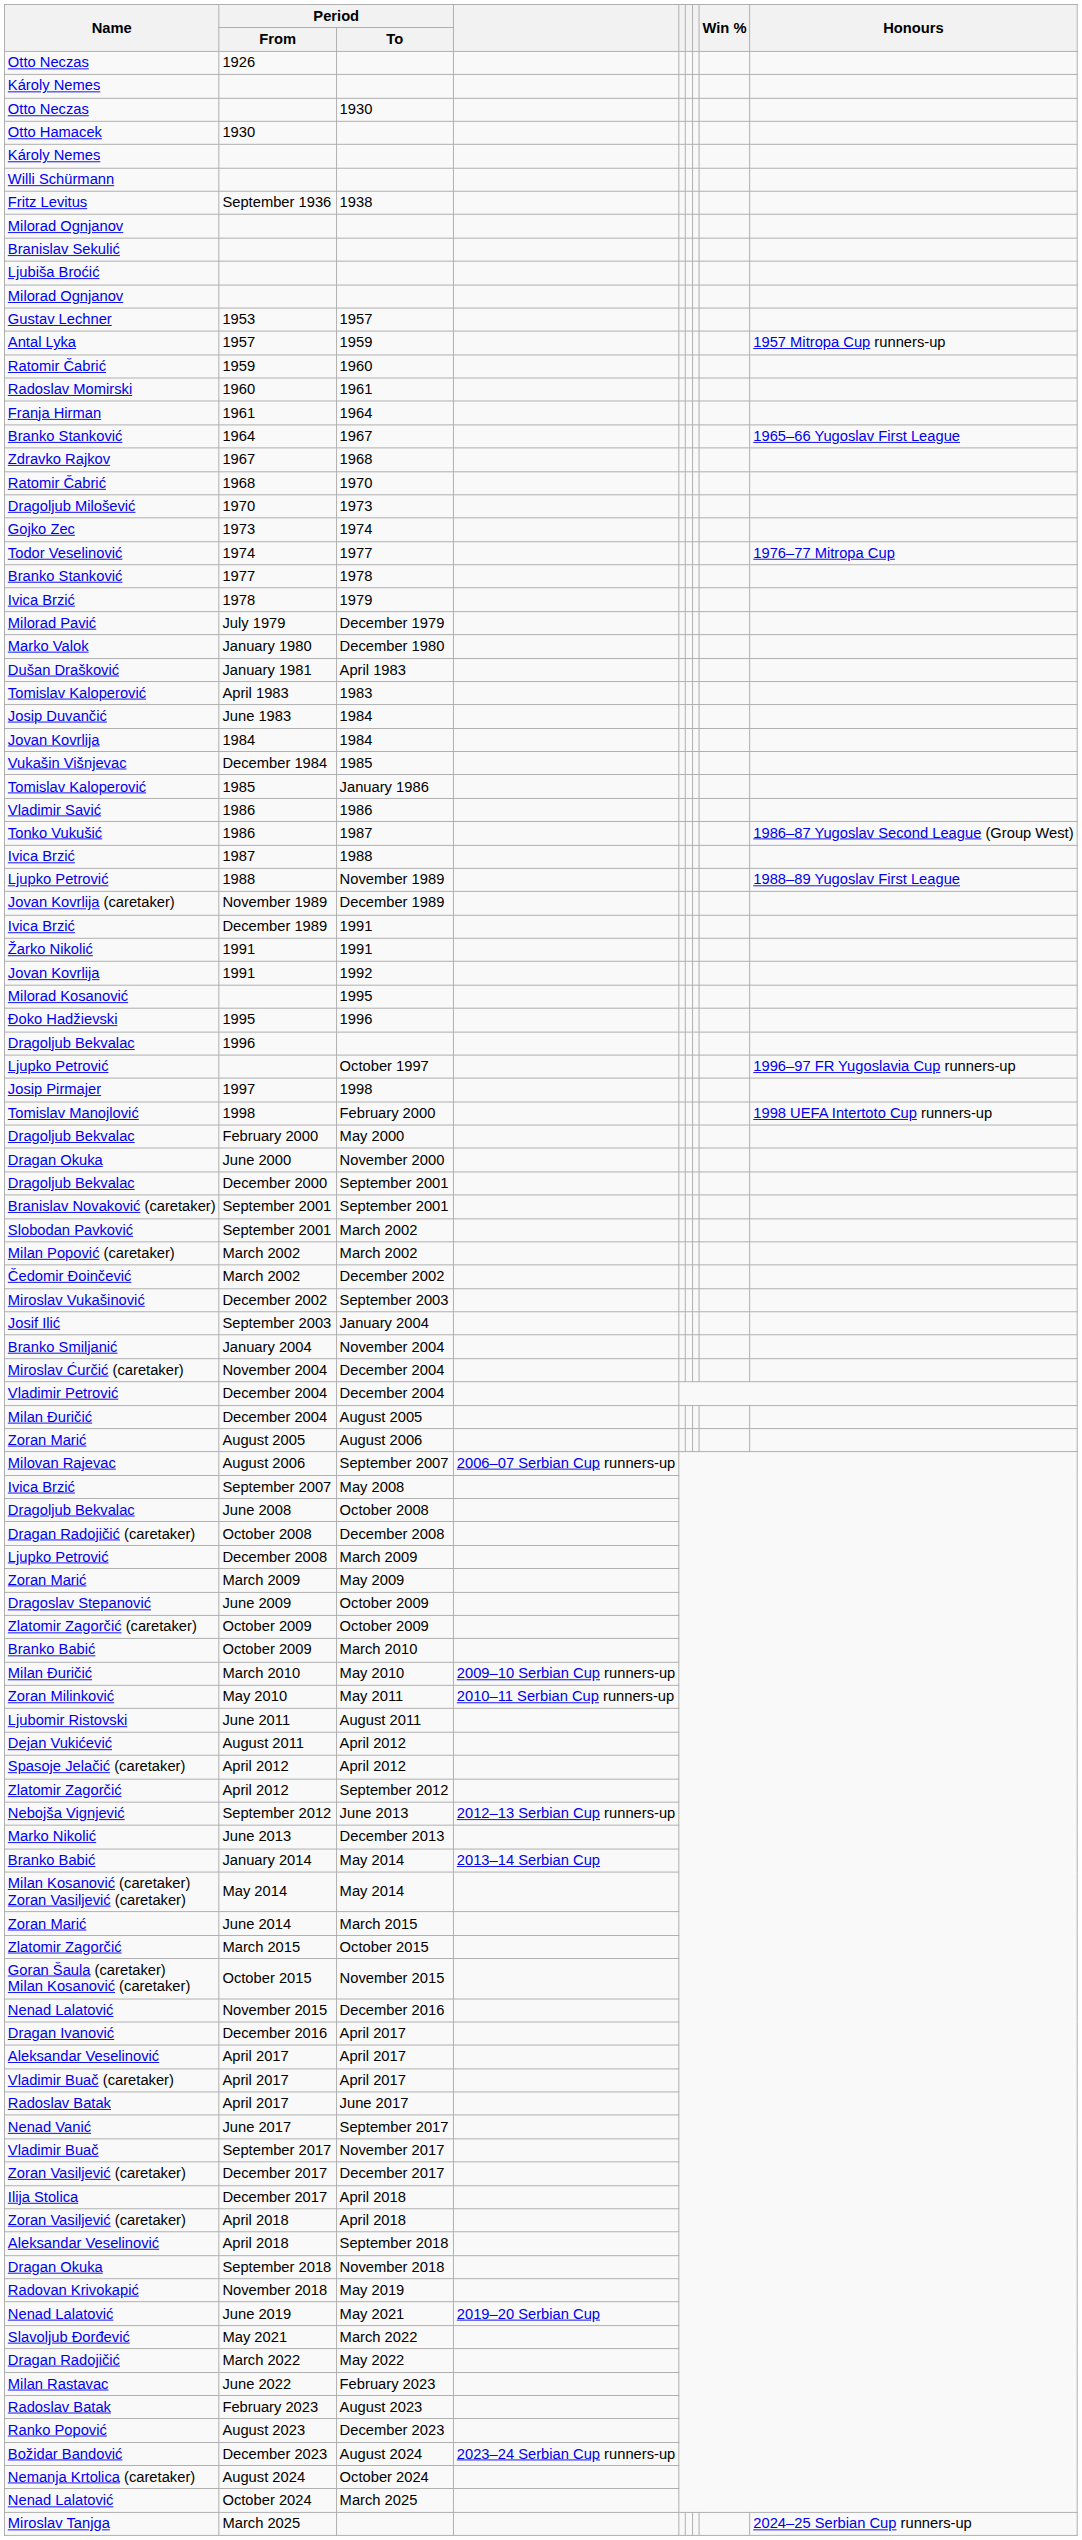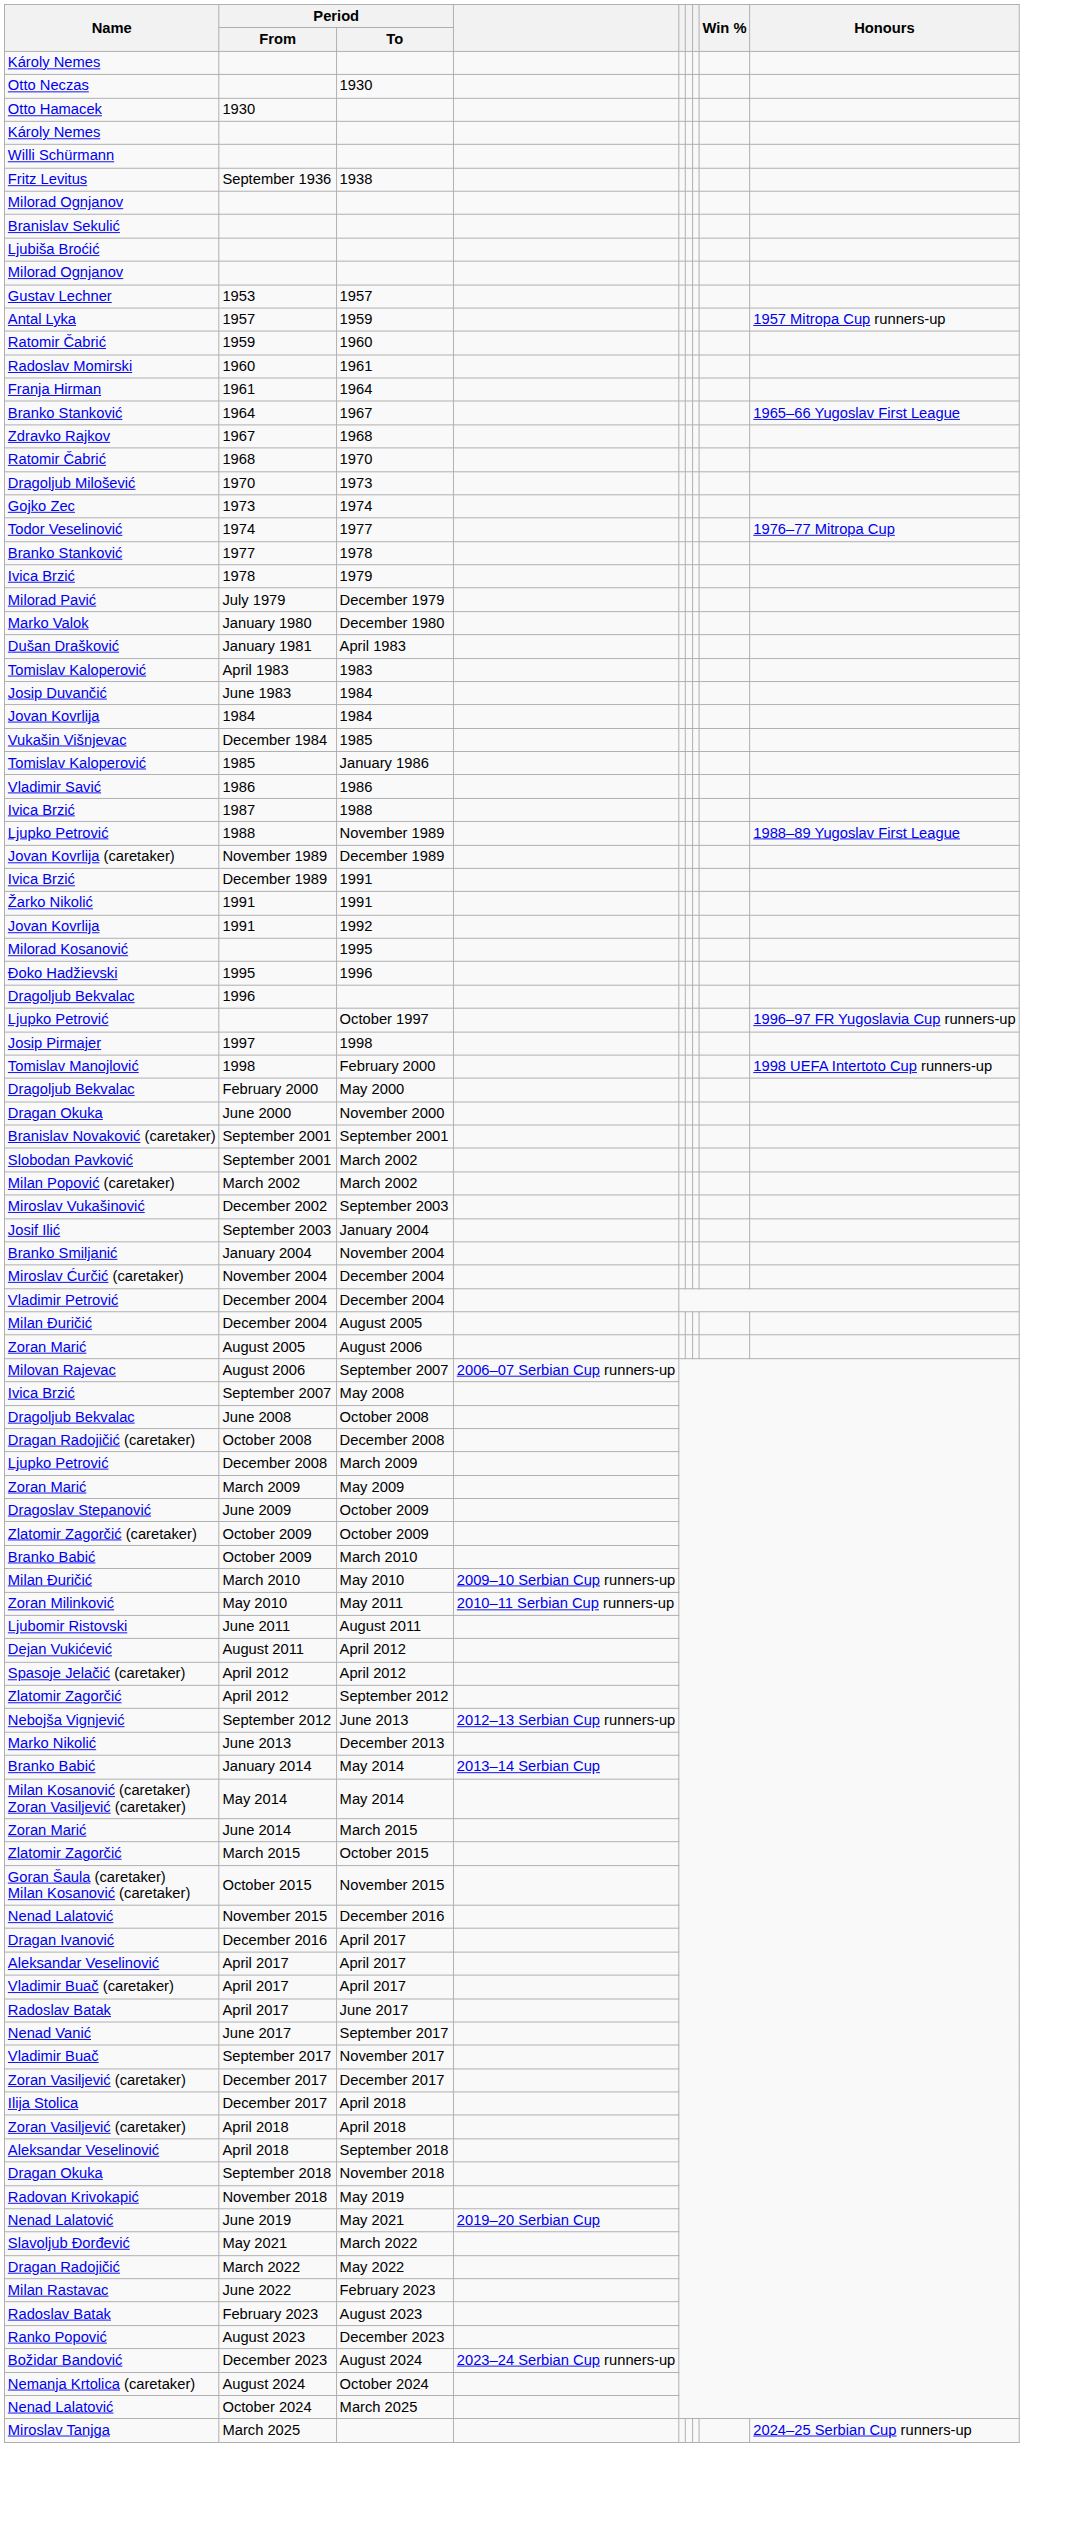- row: (48, 62)
- row: (55, 833)
- row: (71, 1183)
- row: (70, 1276)
